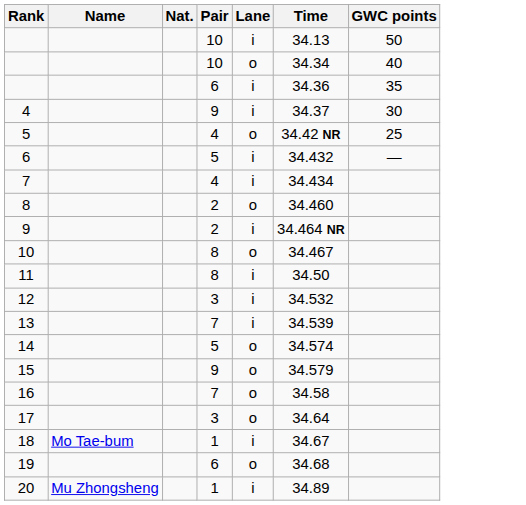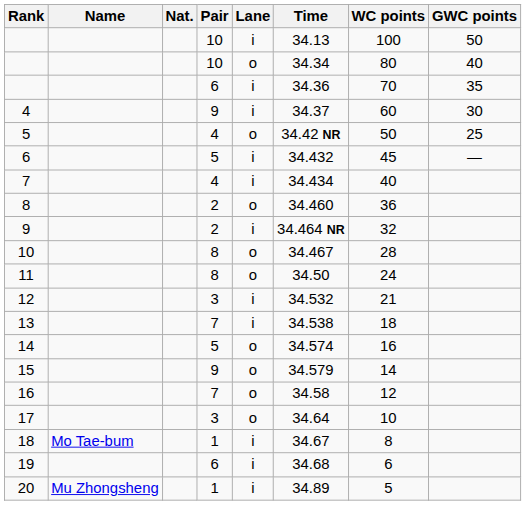+ column: (388, 16)
(253, 275) i -> (253, 275) o
(311, 323) 34.539 -> (311, 323) 34.538
(253, 464) o -> (253, 464) i
